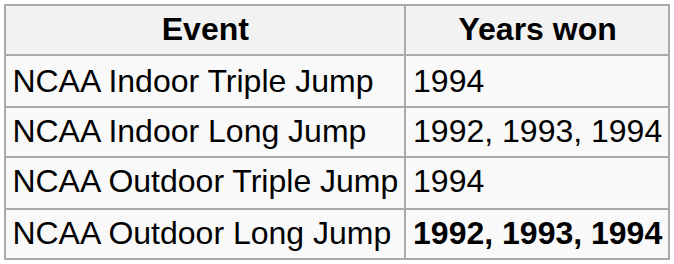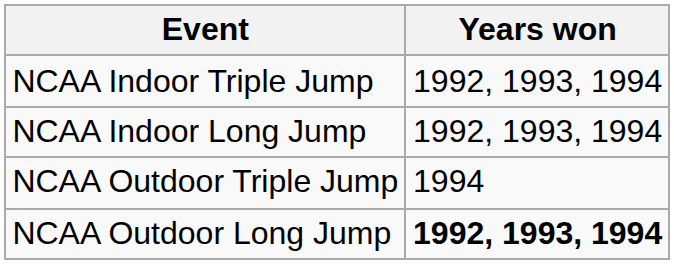(449, 80) 1994 -> (538, 80) 1992, 1993, 1994
